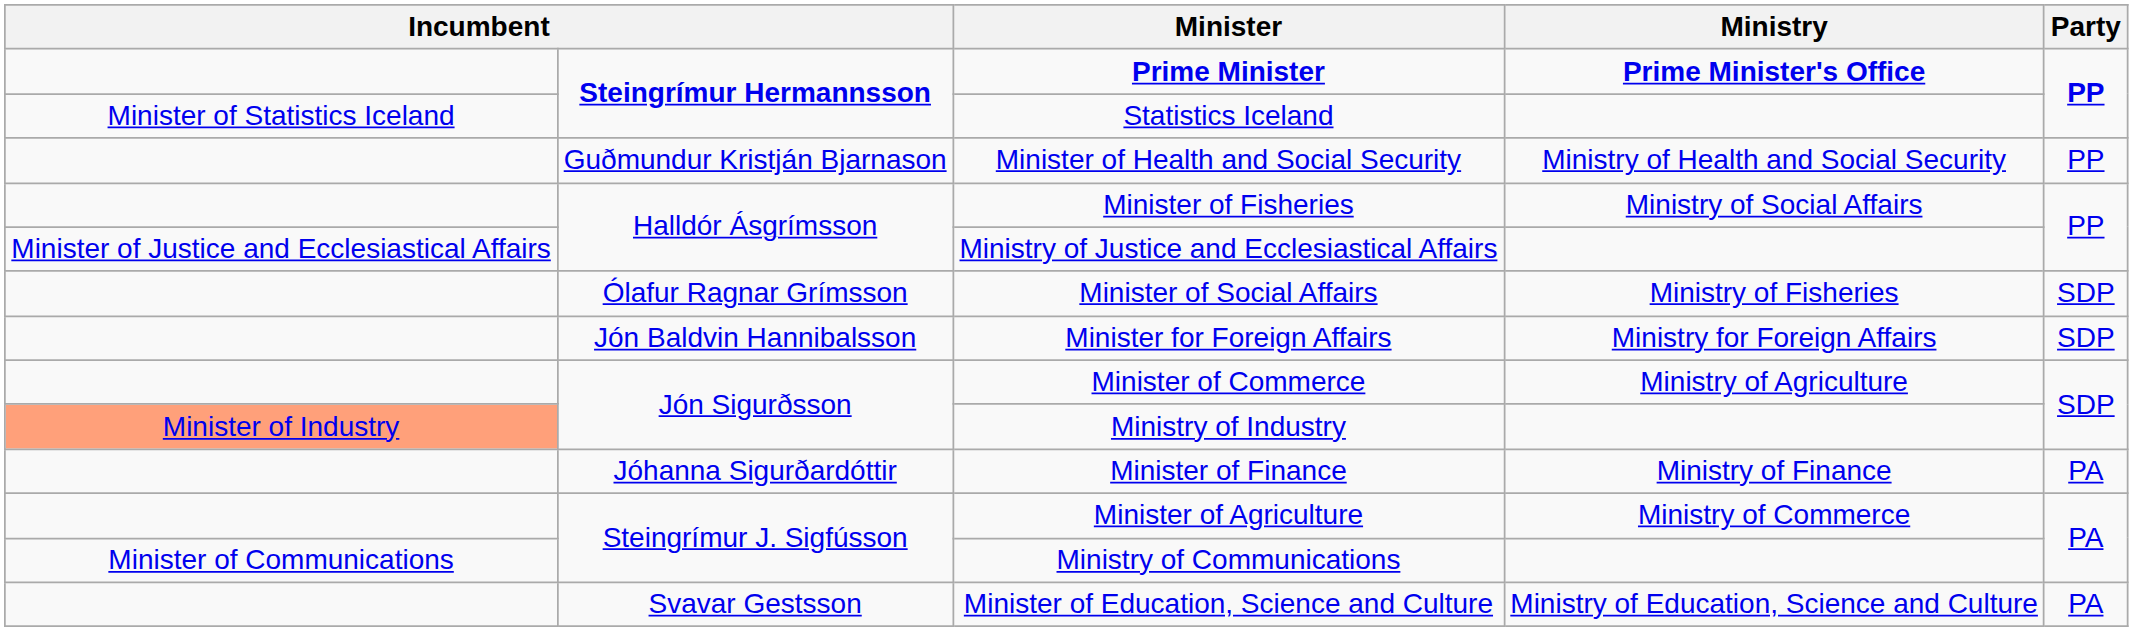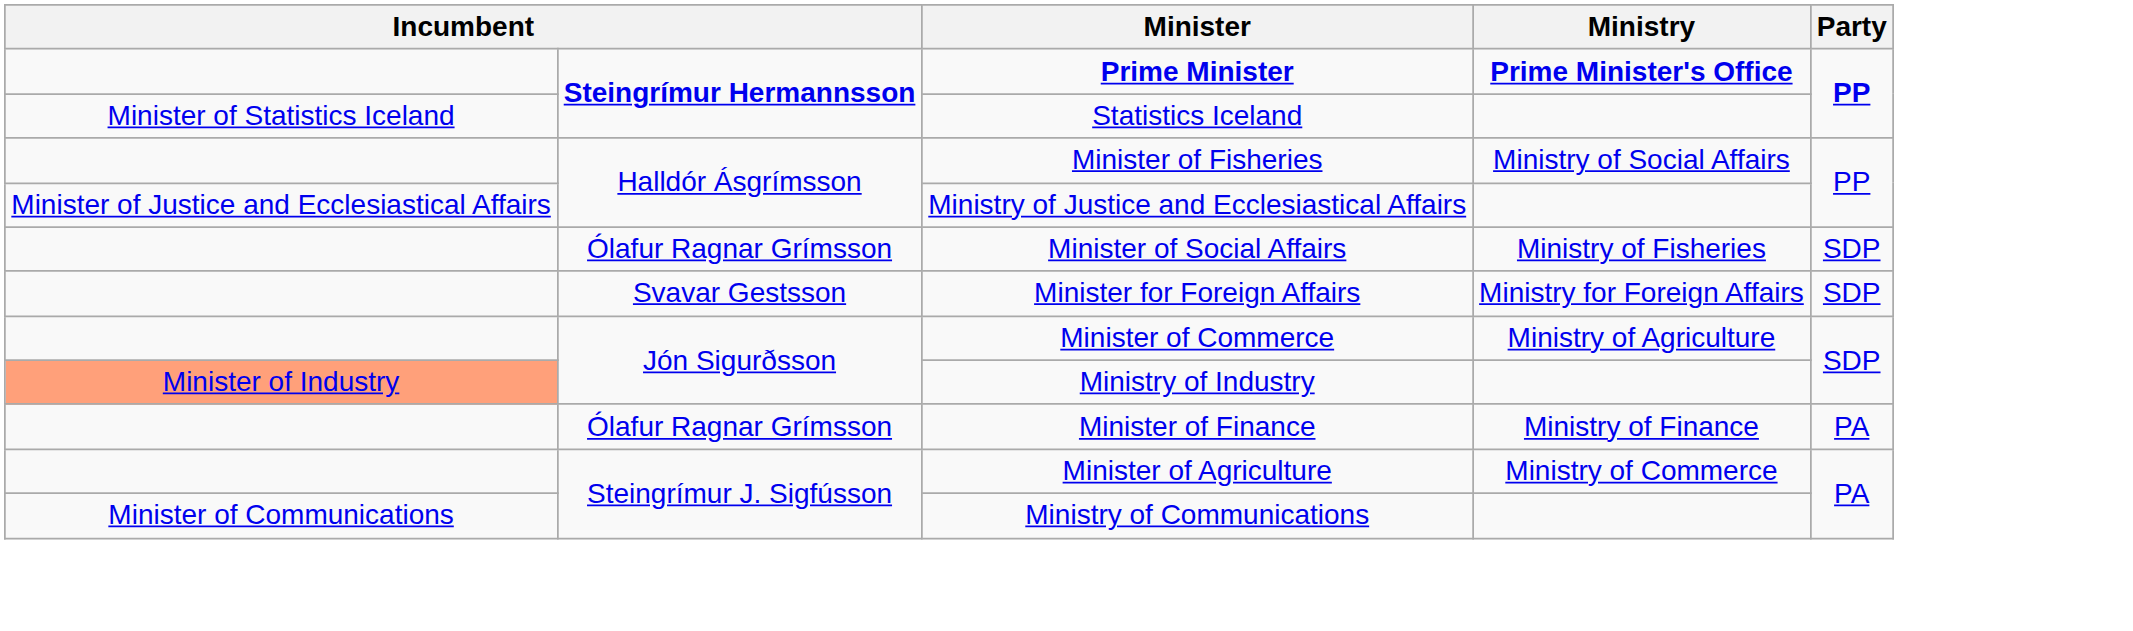- row: (1228, 159)
(755, 337) Jón Baldvin Hannibalsson -> (740, 293) Svavar Gestsson
(755, 470) Jóhanna Sigurðardóttir -> (740, 426) Ólafur Ragnar Grímsson
- row: (1228, 603)
